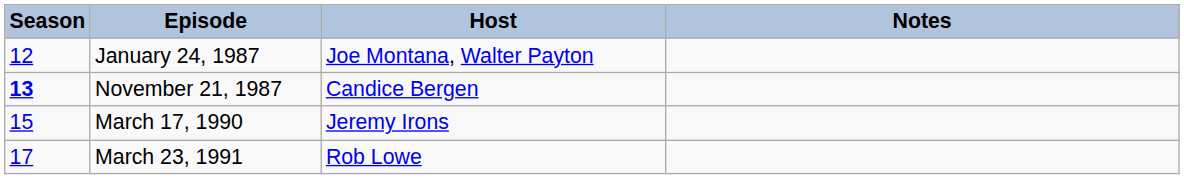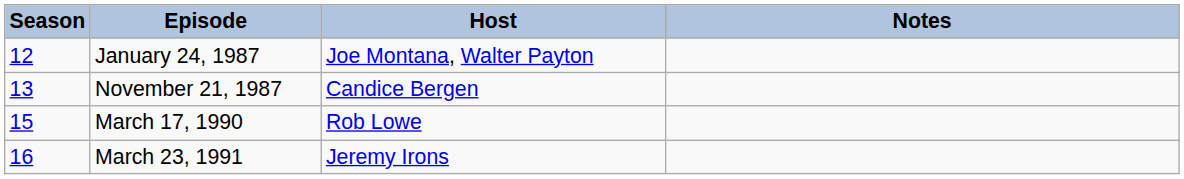(21, 88) bold -> (21, 88) normal
(387, 122) Jeremy Irons -> (374, 122) Rob Lowe
(21, 156) 17 -> (21, 156) 16
(374, 156) Rob Lowe -> (387, 156) Jeremy Irons
